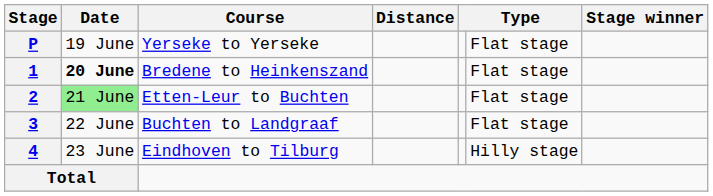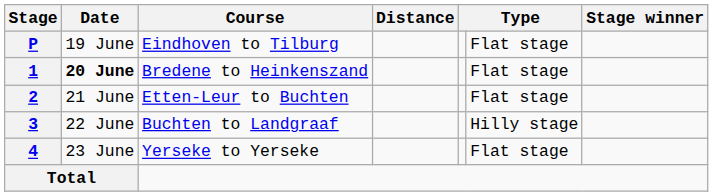(231, 45) Yerseke to Yerseke -> (240, 45) Eindhoven to Tilburg
(100, 98) lightgreen background -> (100, 98) no background
(519, 125) Flat stage -> (524, 125) Hilly stage
(240, 151) Eindhoven to Tilburg -> (231, 151) Yerseke to Yerseke
(524, 151) Hilly stage -> (519, 151) Flat stage
